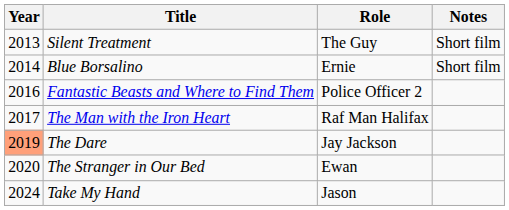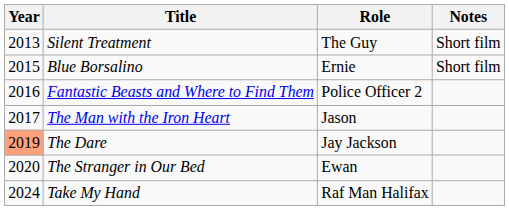(24, 67) 2014 -> (24, 67) 2015
(375, 117) Raf Man Halifax -> (339, 117) Jason
(339, 192) Jason -> (375, 192) Raf Man Halifax
